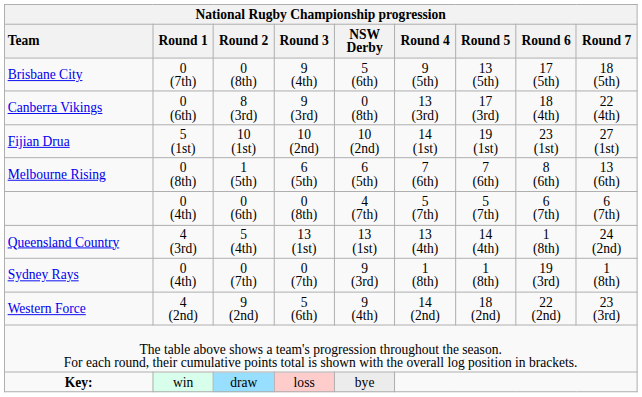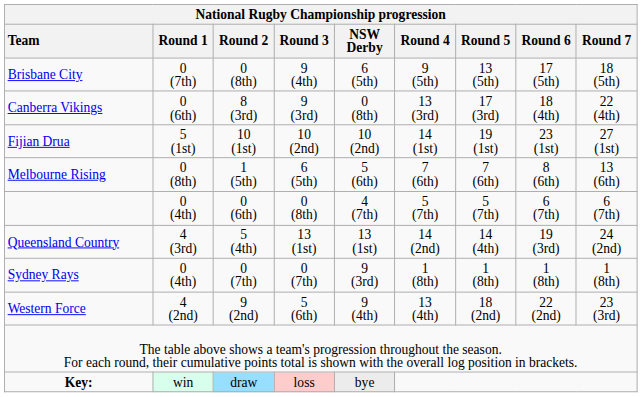(365, 75) 5 (6th) -> (365, 75) 6 (5th)
(365, 175) 6 (5th) -> (365, 175) 5 (6th)
(425, 242) 13 (4th) -> (425, 242) 14 (2nd)
(546, 242) 1 (8th) -> (546, 242) 19 (3rd)
(546, 275) 19 (3rd) -> (546, 275) 1 (8th)
(425, 309) 14 (2nd) -> (425, 309) 13 (4th)
